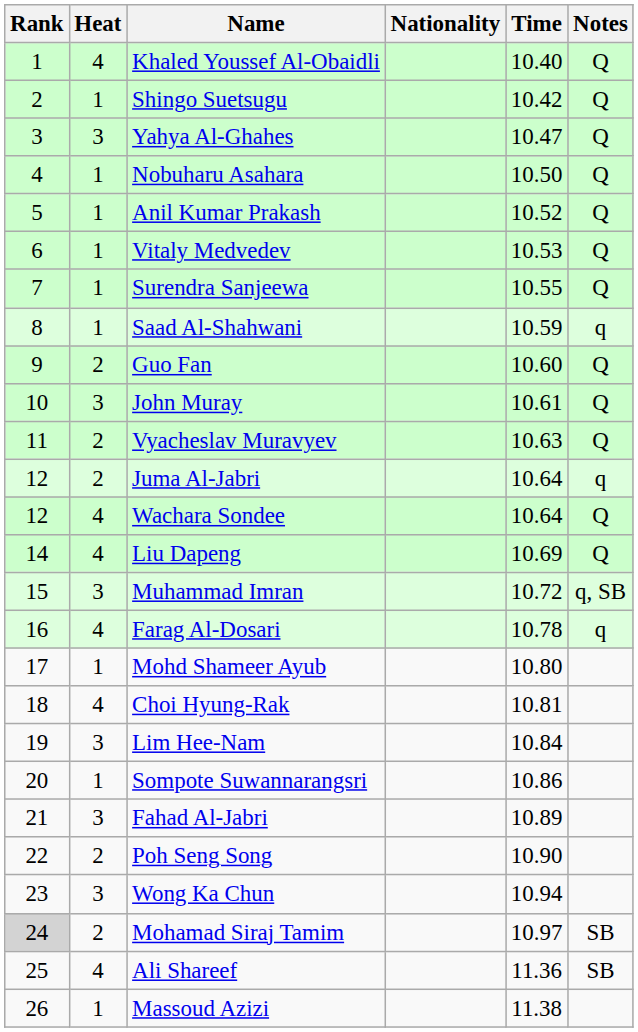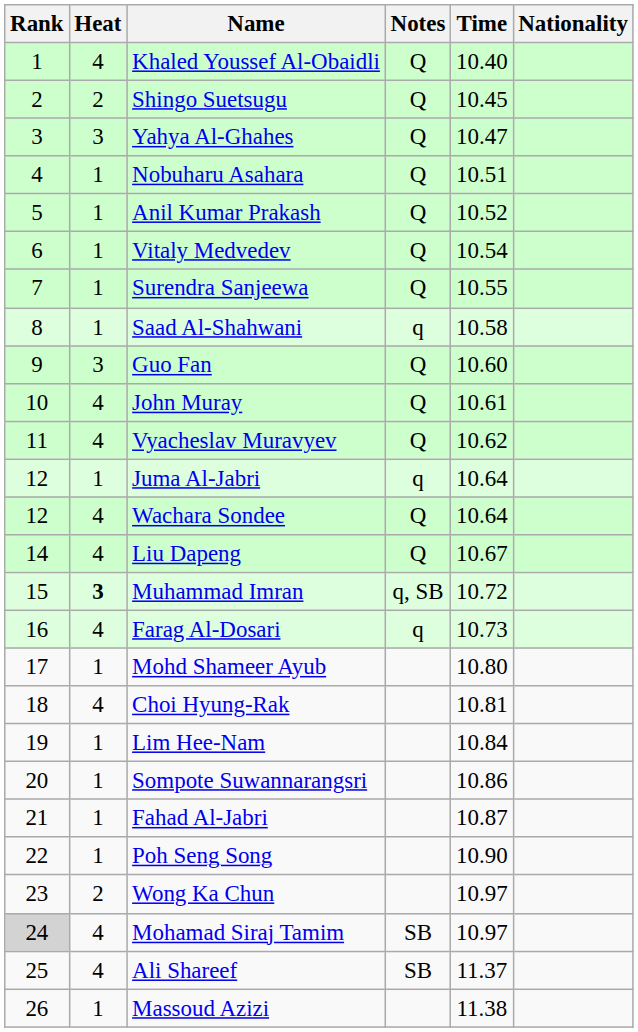columns swapped: (445, 23) <-> (600, 23)
(98, 99) 1 -> (98, 99) 2
(537, 99) 10.42 -> (482, 99) 10.45
(537, 174) 10.50 -> (482, 174) 10.51
(537, 250) 10.53 -> (482, 250) 10.54
(537, 326) 10.59 -> (482, 326) 10.58
(98, 364) 2 -> (98, 364) 3
(98, 402) 3 -> (98, 402) 4
(98, 439) 2 -> (98, 439) 4
(537, 439) 10.63 -> (482, 439) 10.62
(98, 477) 2 -> (98, 477) 1
(537, 553) 10.69 -> (482, 553) 10.67
(98, 591) normal -> (98, 591) bold
(537, 629) 10.78 -> (482, 629) 10.73
(98, 742) 3 -> (98, 742) 1
(98, 818) 3 -> (98, 818) 1
(537, 818) 10.89 -> (482, 818) 10.87
(98, 856) 2 -> (98, 856) 1
(98, 894) 3 -> (98, 894) 2
(537, 894) 10.94 -> (482, 894) 10.97
(98, 931) 2 -> (98, 931) 4
(537, 969) 11.36 -> (482, 969) 11.37
